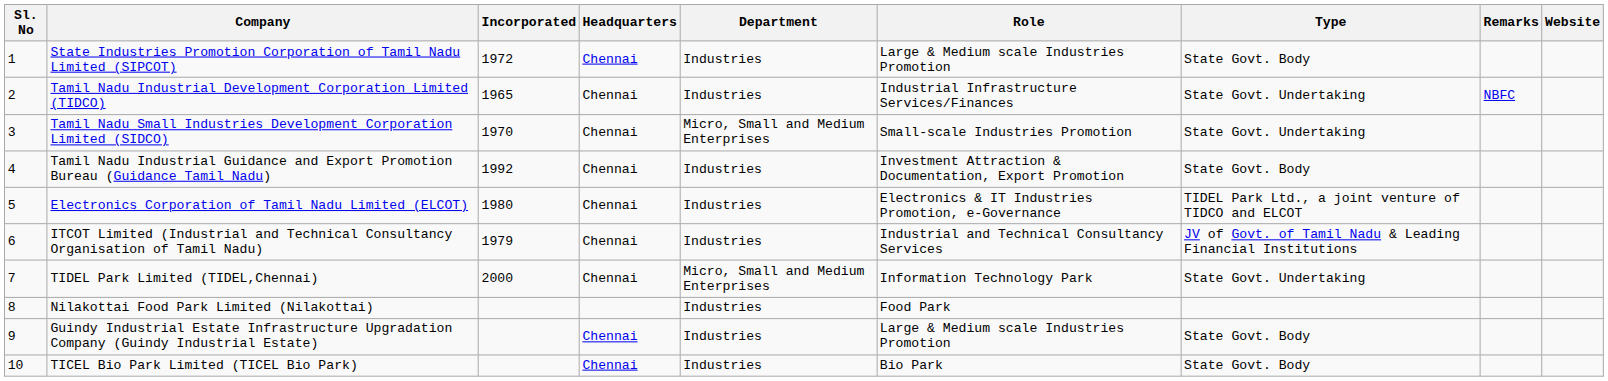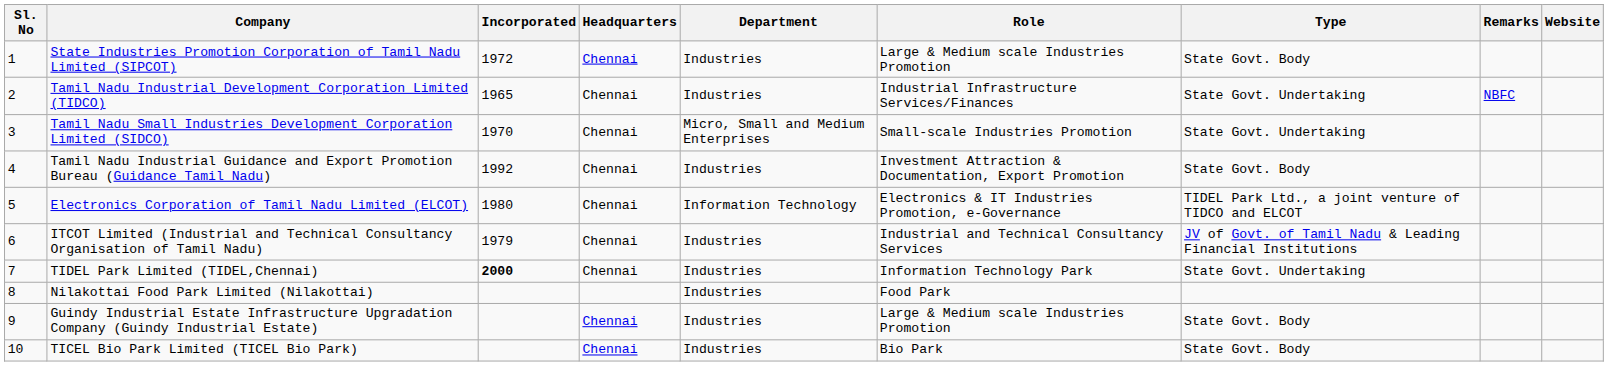(723, 206) Industries -> (770, 206) Information Technology
(497, 279) normal -> (497, 271) bold
(774, 279) Micro, Small and Medium Enterprises -> (723, 271) Industries
